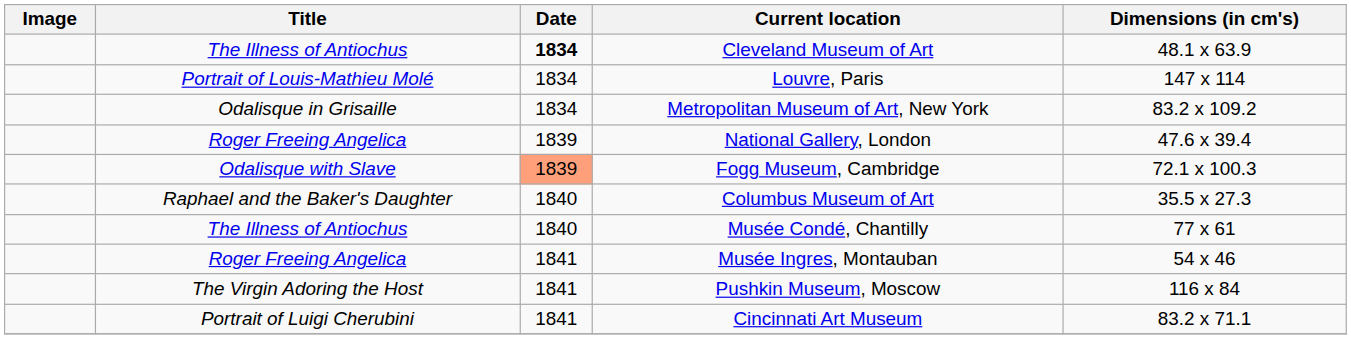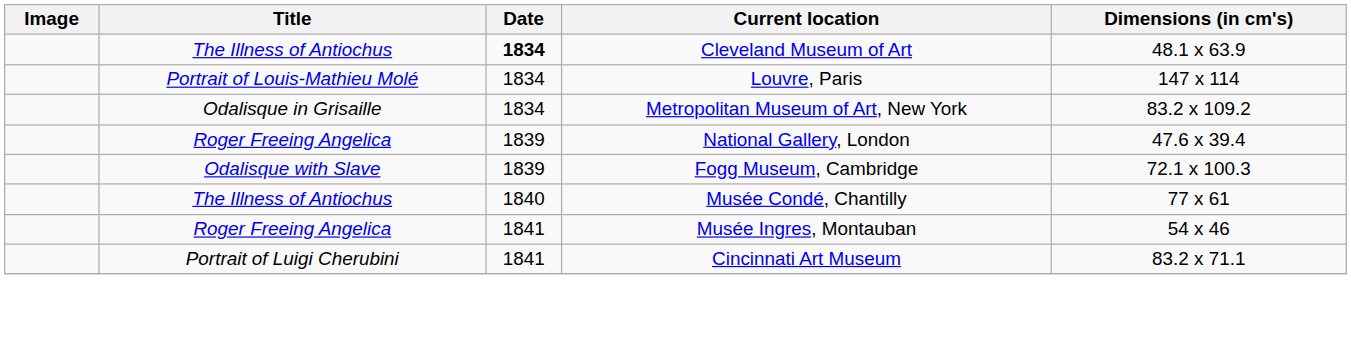(556, 169) lightsalmon background -> (524, 169) no background
- row: (828, 199)
- row: (828, 288)
